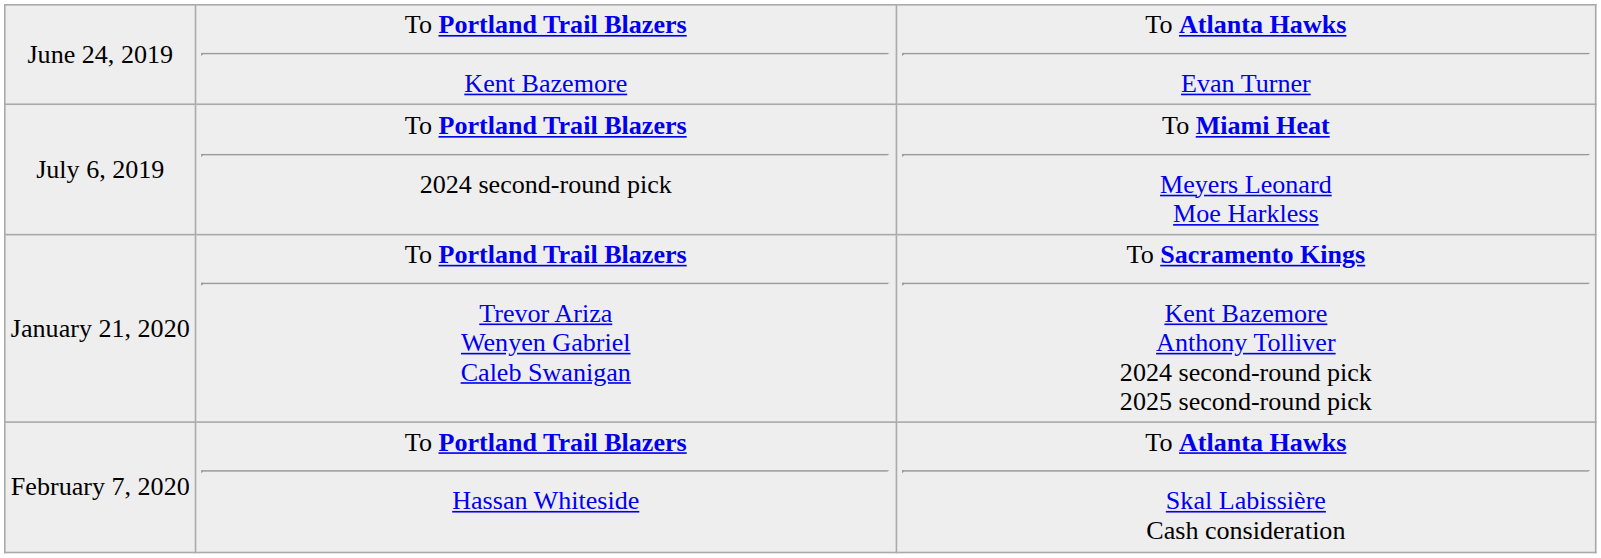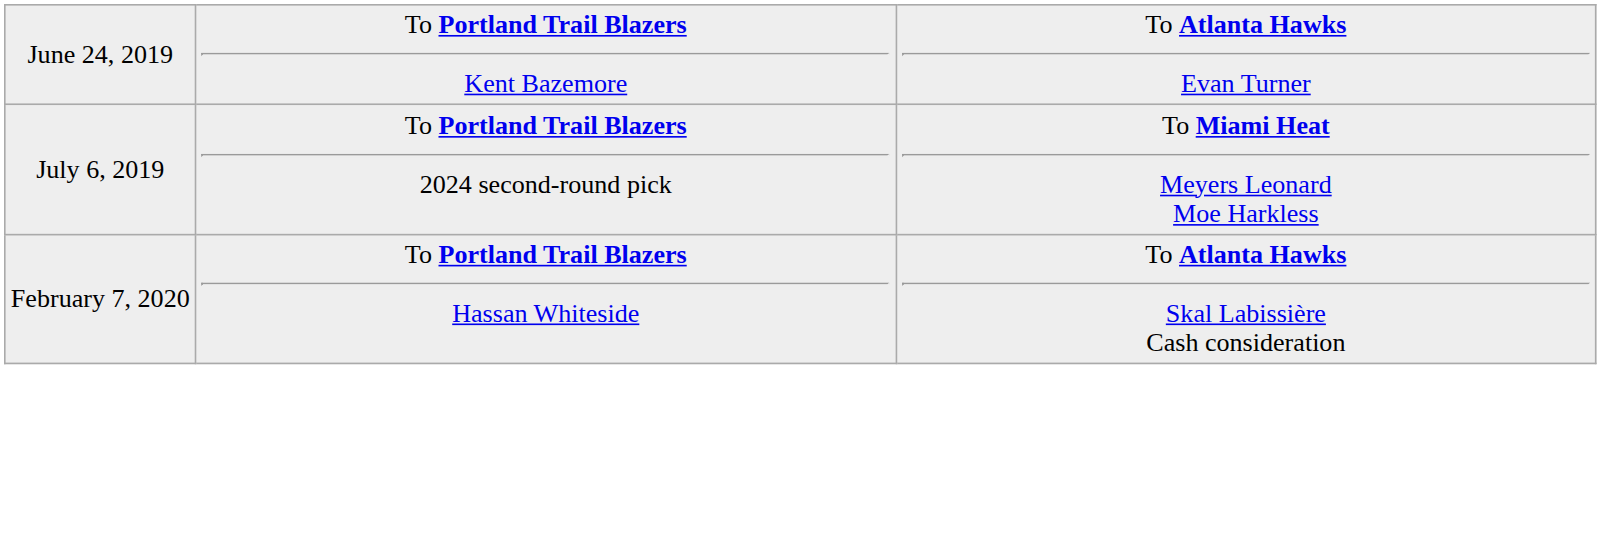- row: (100, 327)
